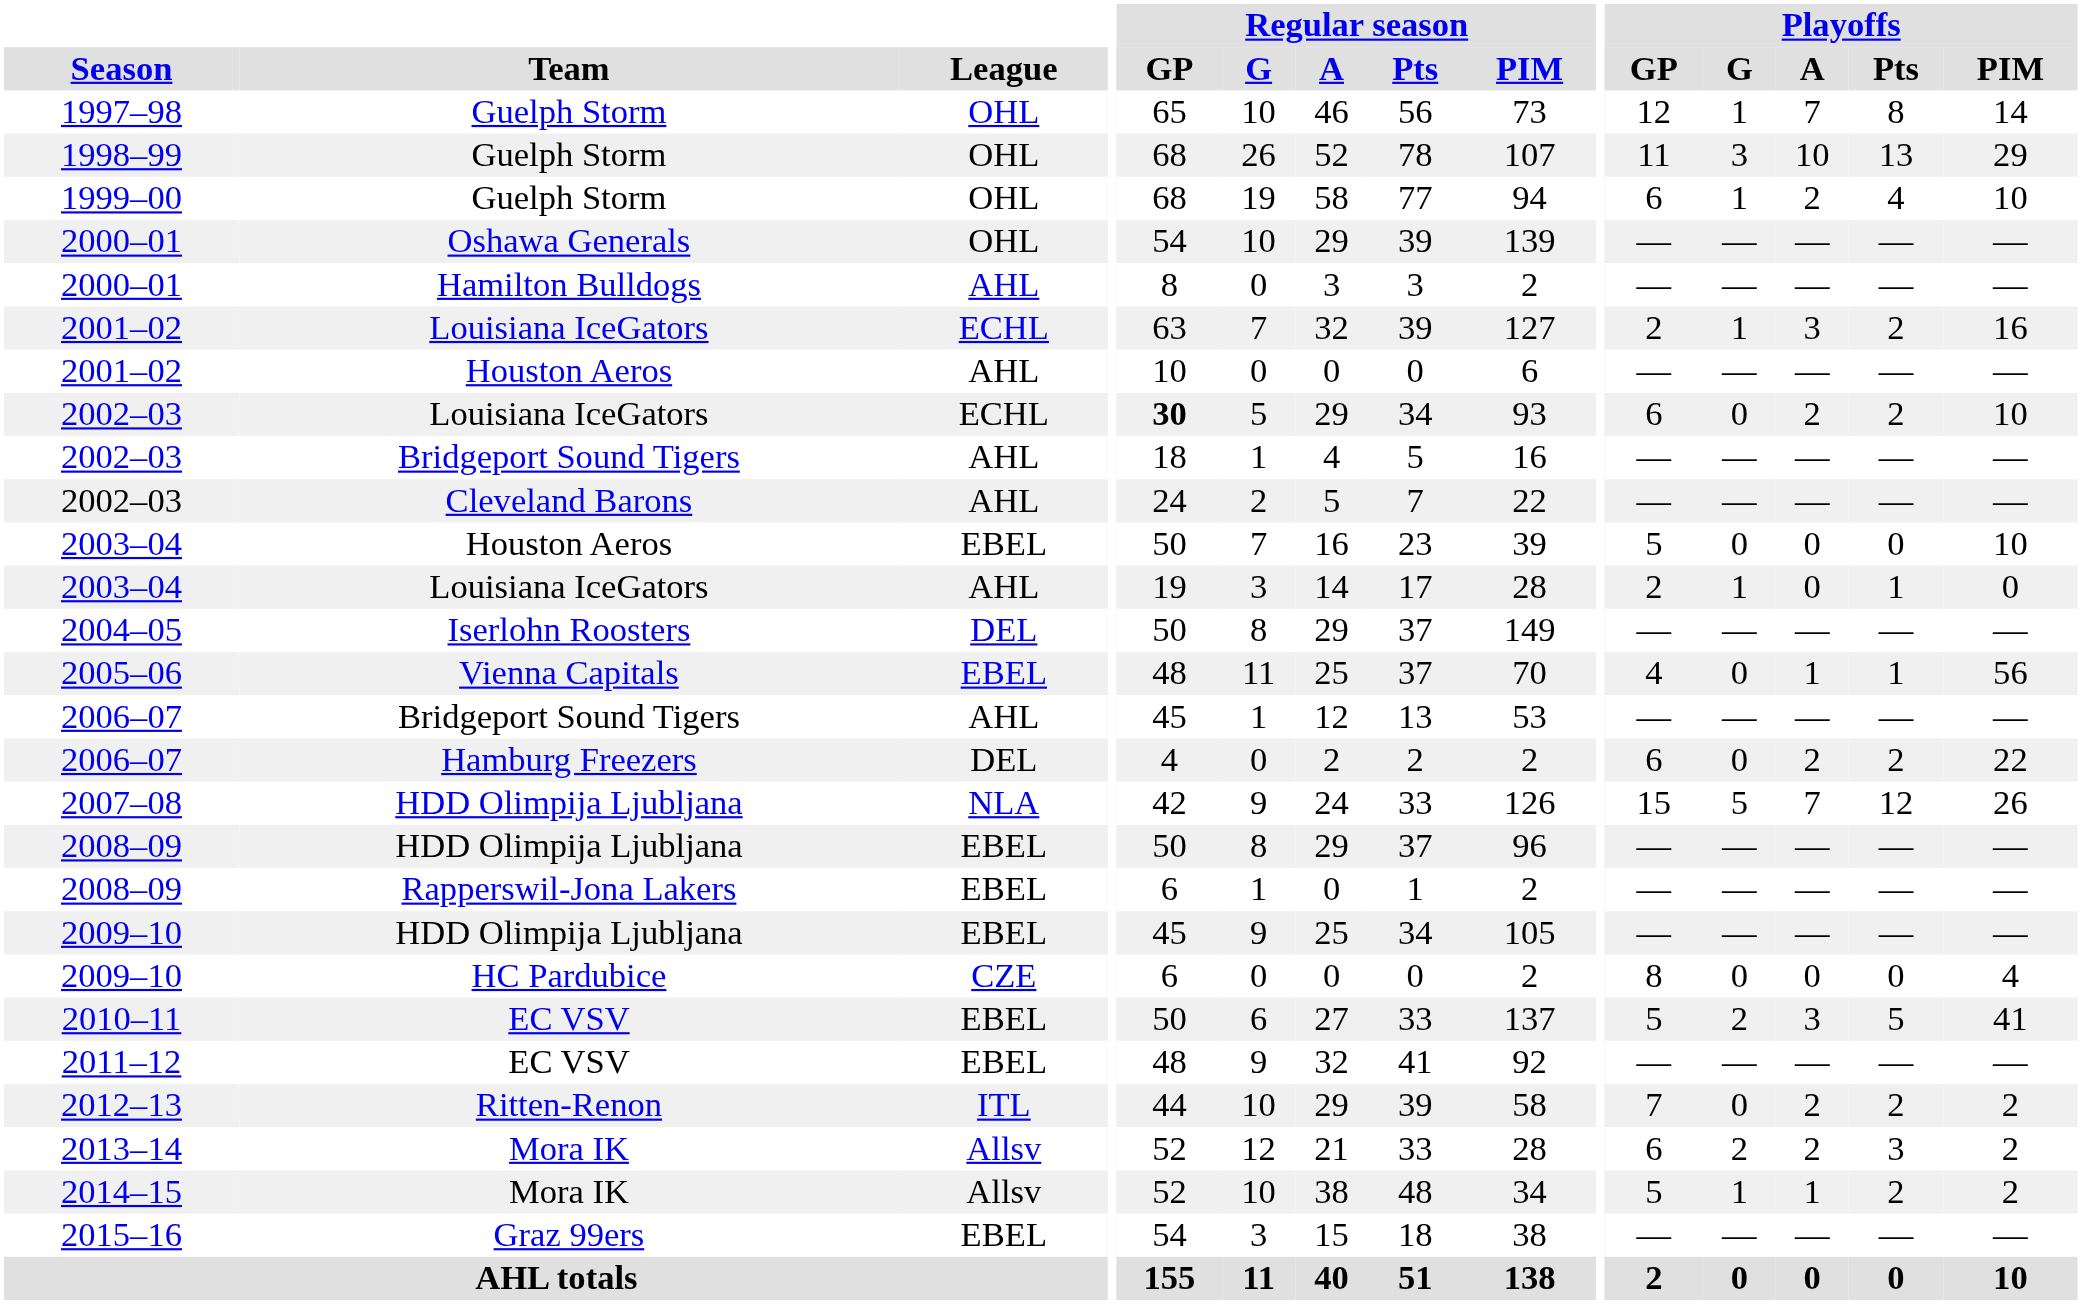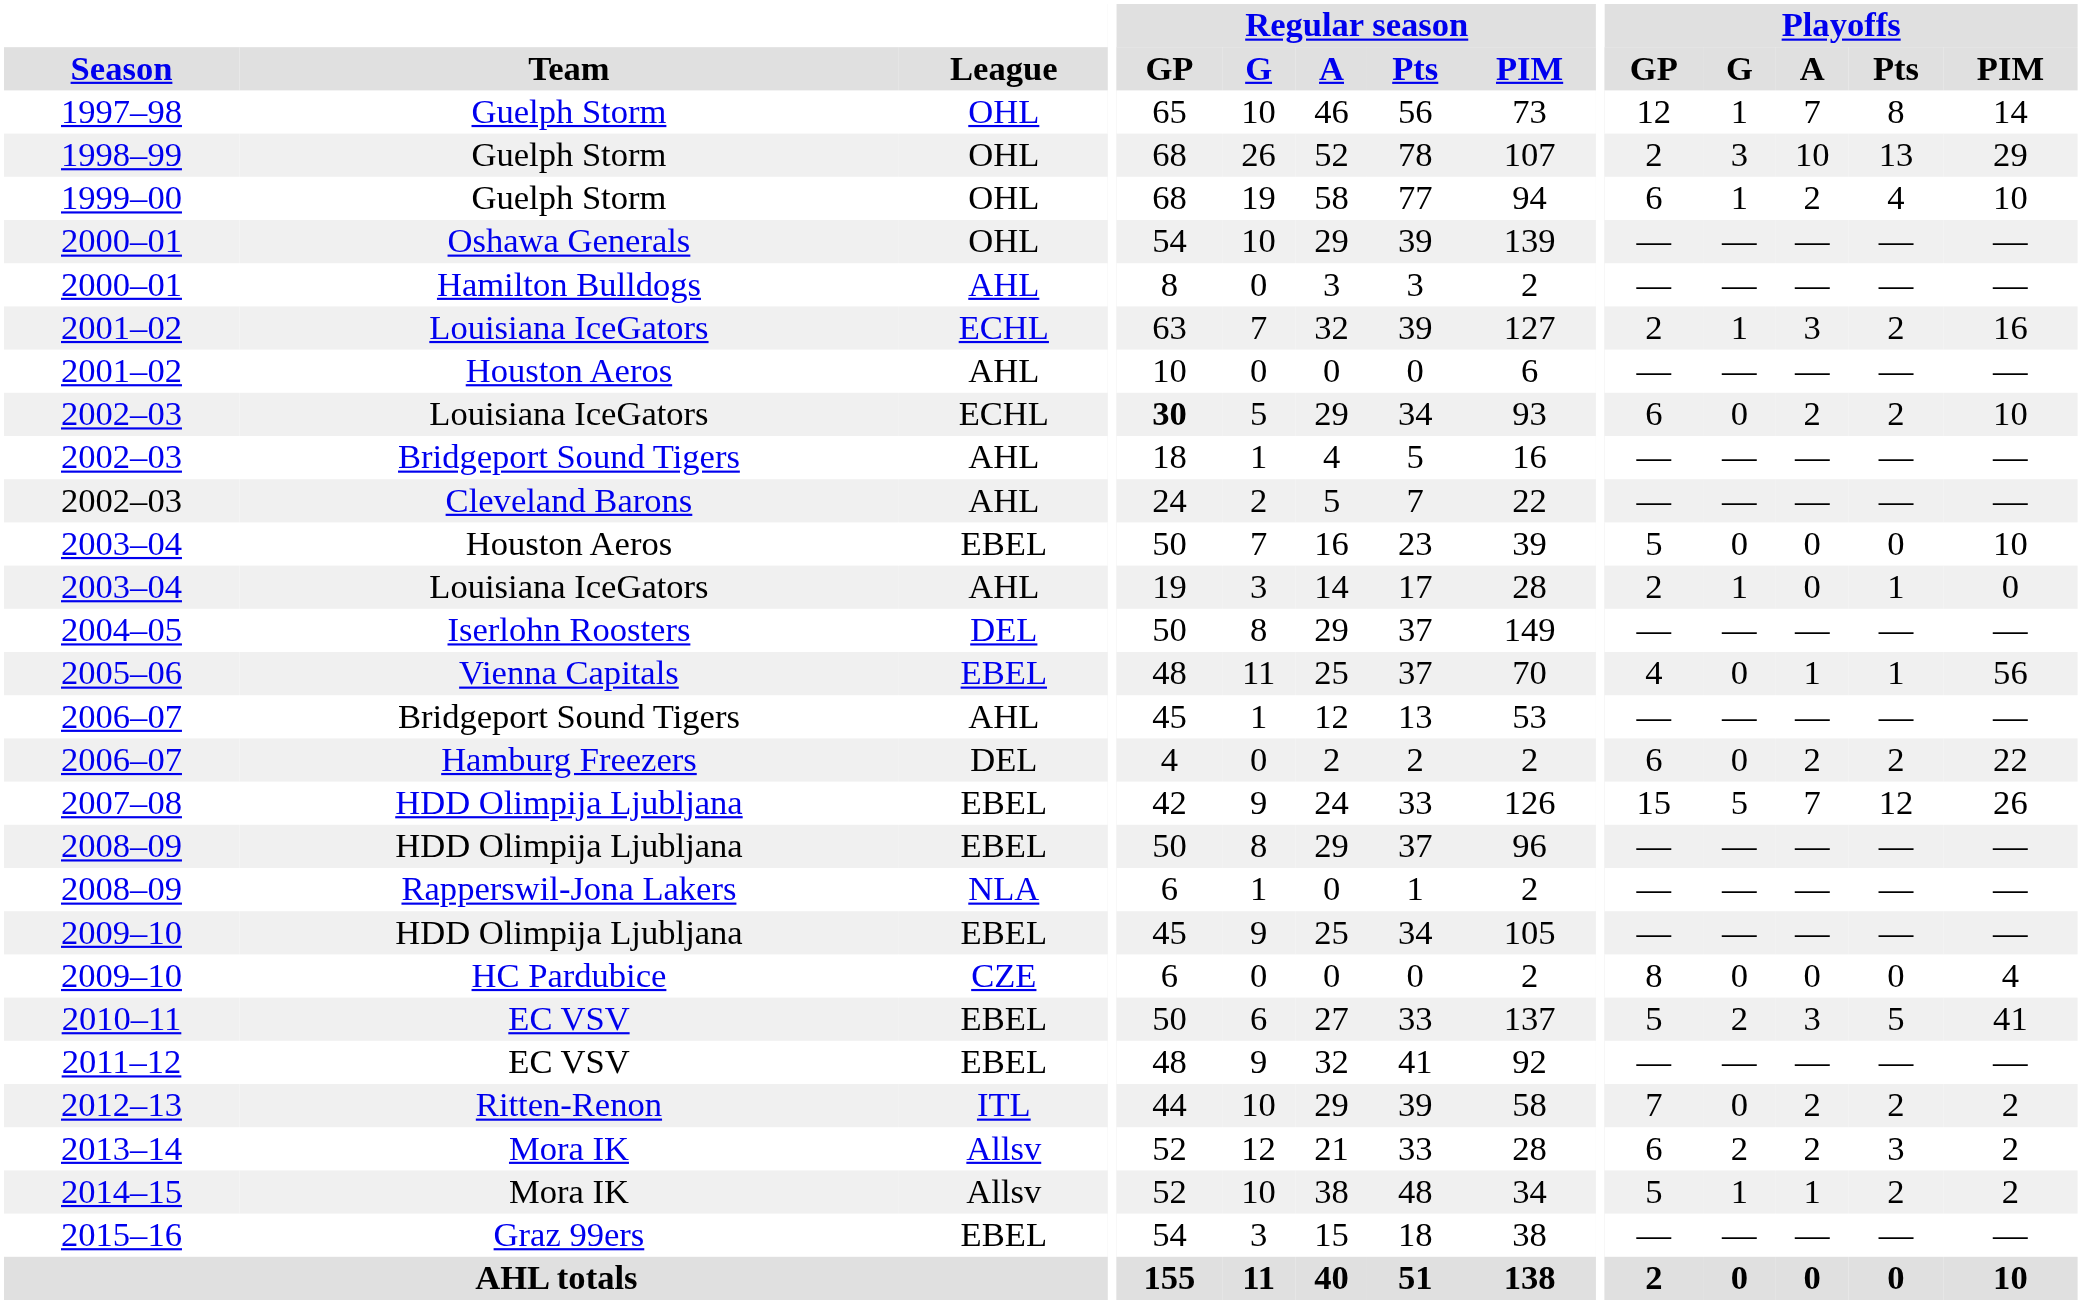(1654, 154) 11 -> (1654, 154) 2
(1004, 802) NLA -> (1004, 802) EBEL
(1004, 889) EBEL -> (1004, 889) NLA
